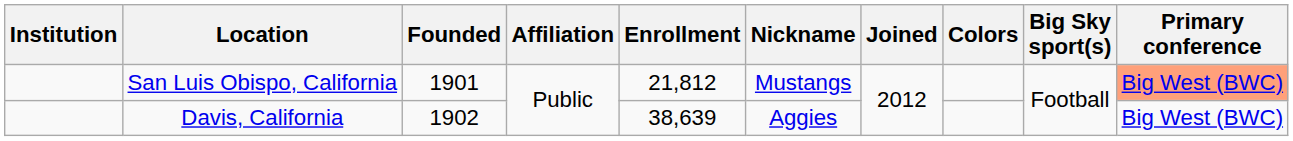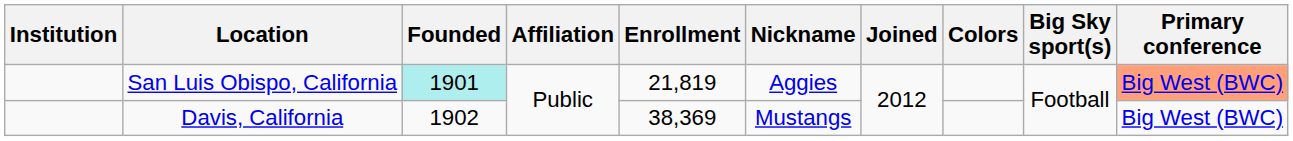(454, 82) no background -> (454, 82) paleturquoise background
(682, 82) 21,812 -> (682, 82) 21,819
(803, 82) Mustangs -> (803, 82) Aggies
(682, 117) 38,639 -> (682, 117) 38,369
(803, 117) Aggies -> (803, 117) Mustangs
